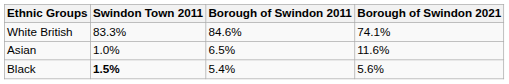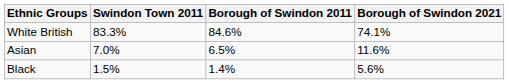(106, 50) 1.0% -> (106, 50) 7.0%
(106, 69) bold -> (106, 69) normal
(222, 69) 5.4% -> (222, 69) 1.4%
